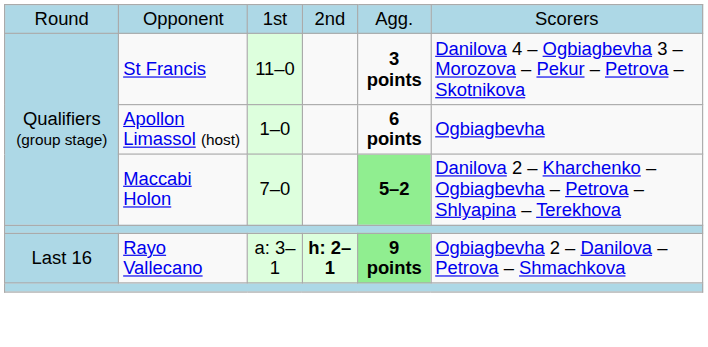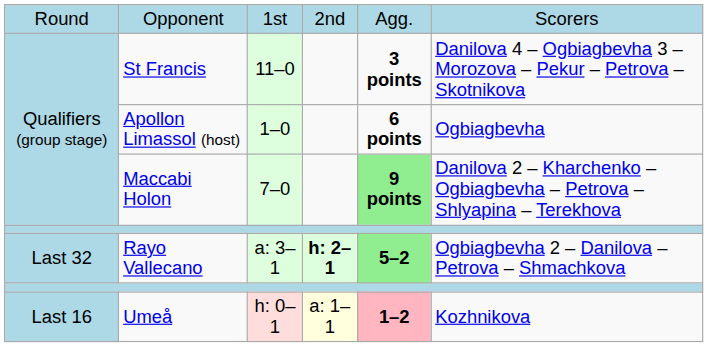(394, 189) 5–2 -> (394, 189) 9 points
(62, 258) Last 16 -> (62, 258) Last 32
(394, 258) 9 points -> (394, 258) 5–2
+ row: (148, 316)
